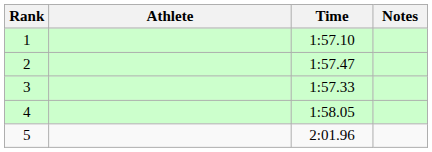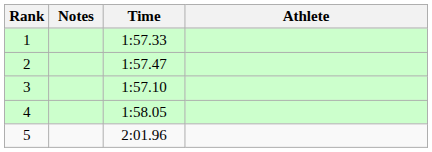columns swapped: (170, 16) <-> (400, 16)
(332, 40) 1:57.10 -> (144, 40) 1:57.33
(332, 87) 1:57.33 -> (144, 87) 1:57.10
